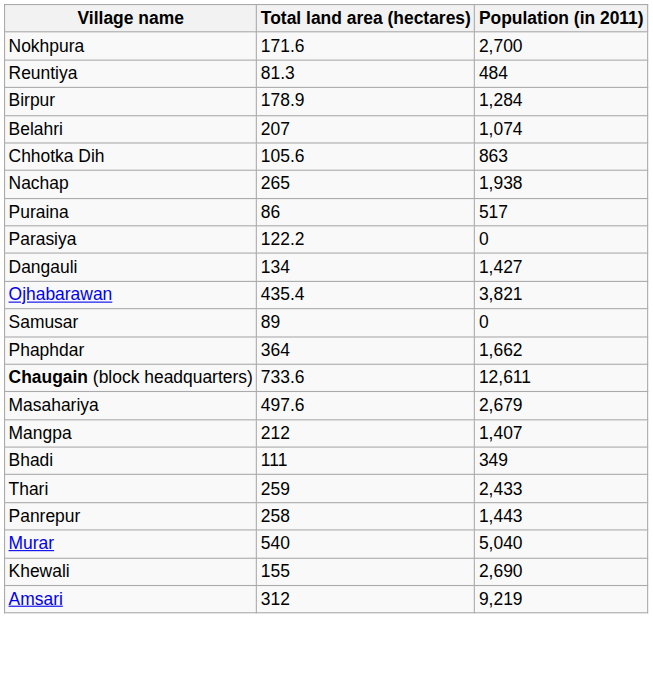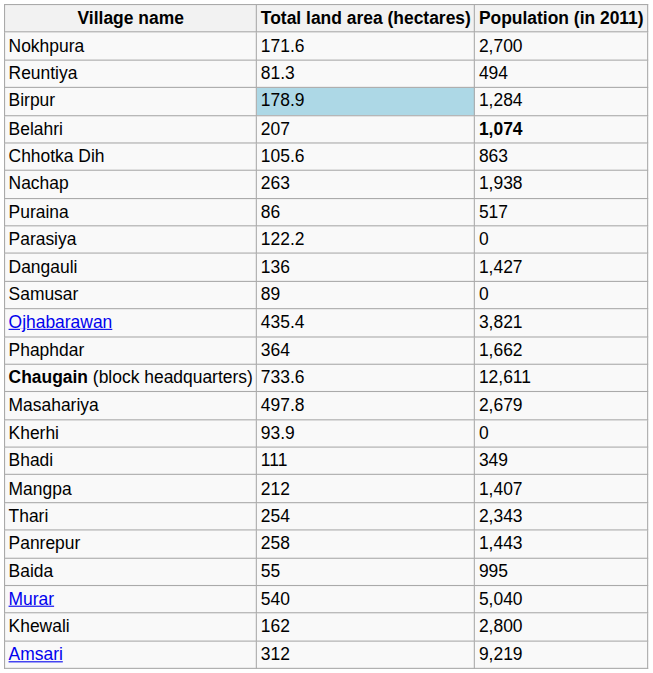(493, 73) 484 -> (493, 73) 494
(283, 101) no background -> (283, 101) lightblue background
(501, 128) normal -> (501, 128) bold
(275, 184) 265 -> (275, 184) 263
(275, 267) 134 -> (275, 267) 136
rows swapped: (60, 294) <-> (43, 322)
(283, 405) 497.6 -> (283, 405) 497.8
+ row: (34, 433)
rows swapped: (31, 460) <-> (40, 433)
(275, 488) 259 -> (275, 516) 254
(501, 488) 2,433 -> (501, 516) 2,343
+ row: (31, 571)
(275, 571) 155 -> (275, 626) 162
(501, 571) 2,690 -> (501, 626) 2,800
